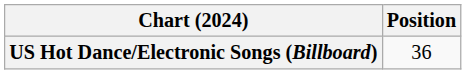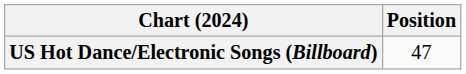(421, 52) 36 -> (421, 52) 47
